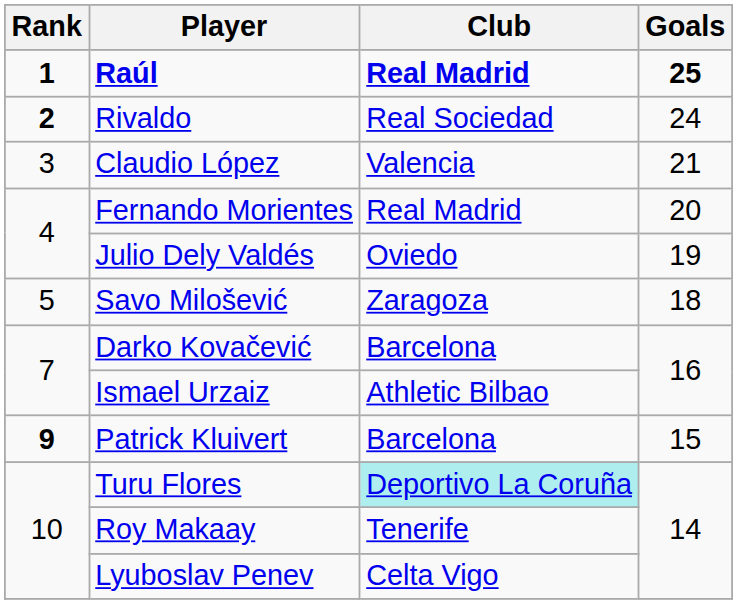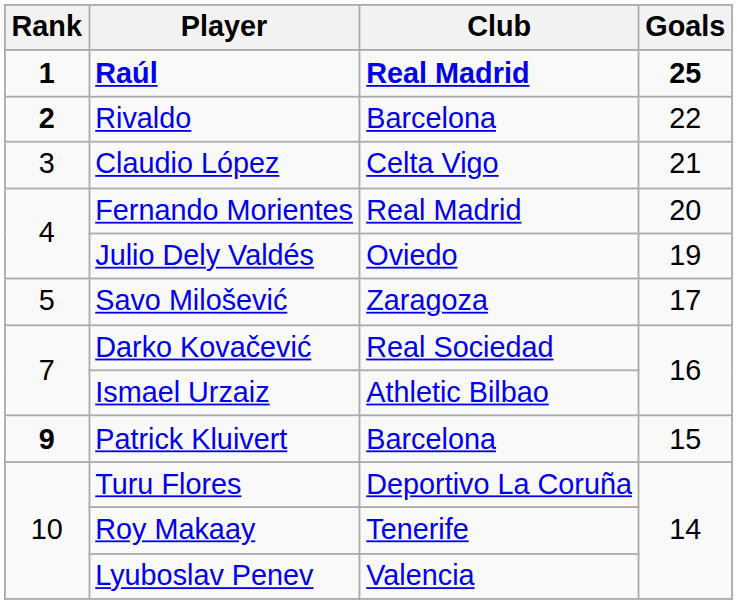(460, 118) Real Sociedad -> (431, 118) Barcelona
(685, 118) 24 -> (685, 118) 22
(420, 164) Valencia -> (432, 164) Celta Vigo
(685, 301) 18 -> (685, 301) 17
(431, 347) Barcelona -> (460, 347) Real Sociedad
(499, 484) paleturquoise background -> (499, 484) no background
(432, 575) Celta Vigo -> (420, 575) Valencia
